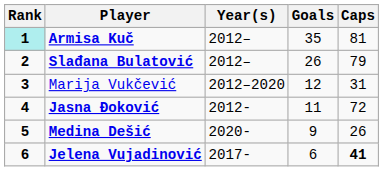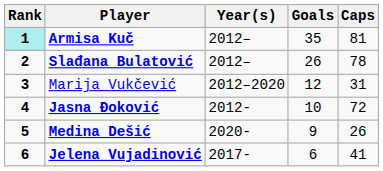(358, 62) 79 -> (358, 62) 78
(313, 108) 11 -> (313, 108) 10
(358, 155) bold -> (358, 155) normal
